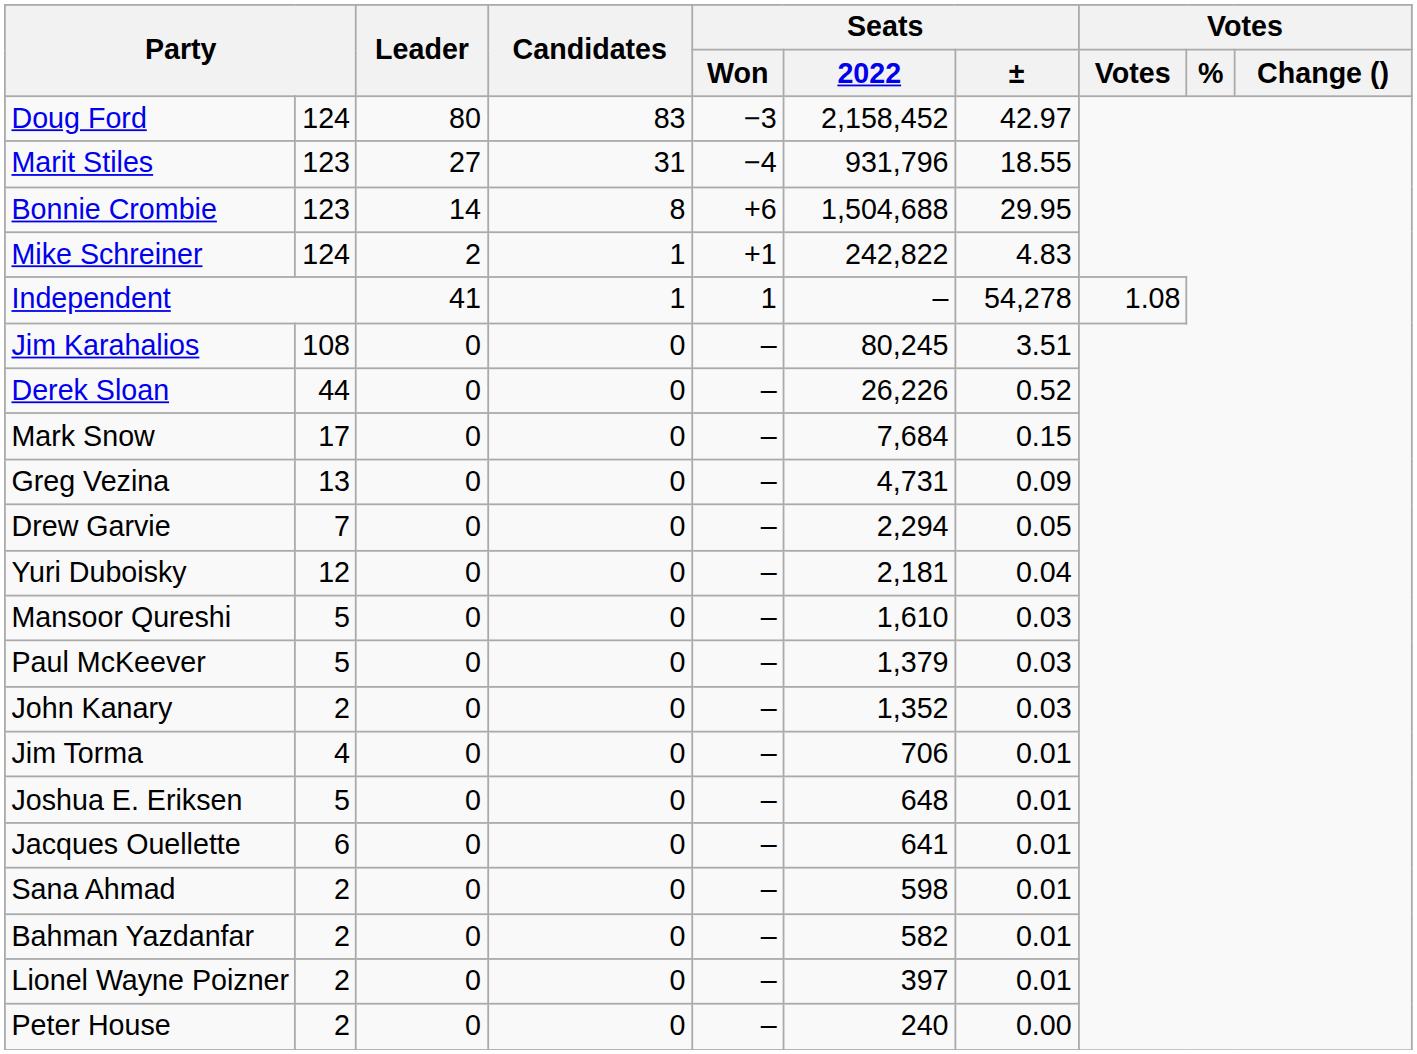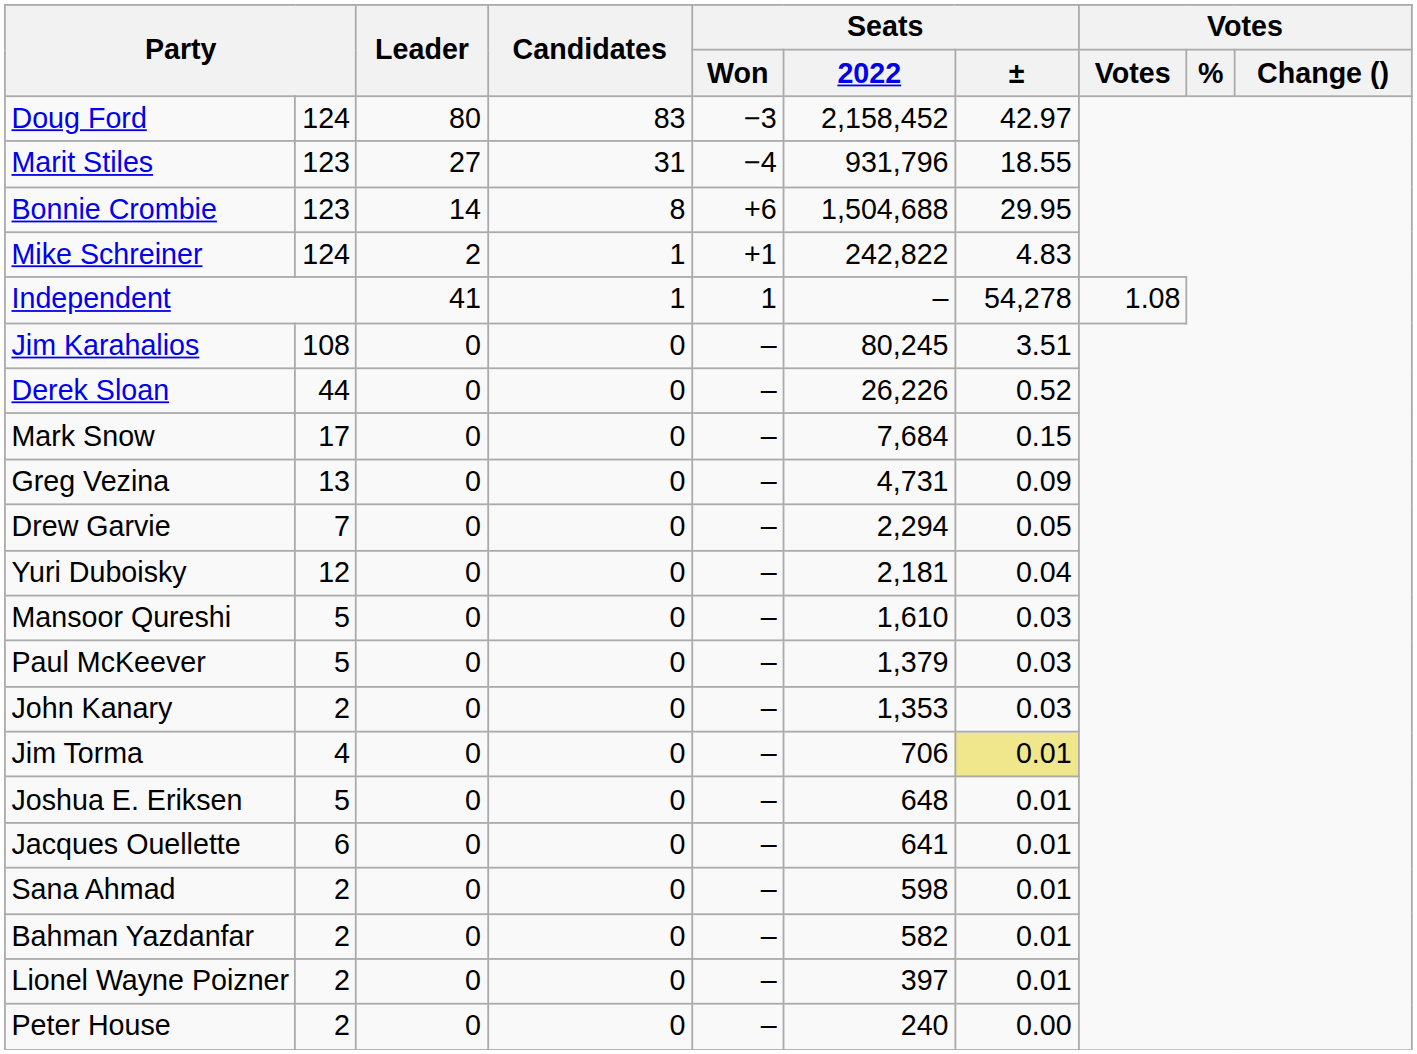(913, 708) 1,352 -> (913, 708) 1,353
(1044, 753) no background -> (1044, 753) khaki background
